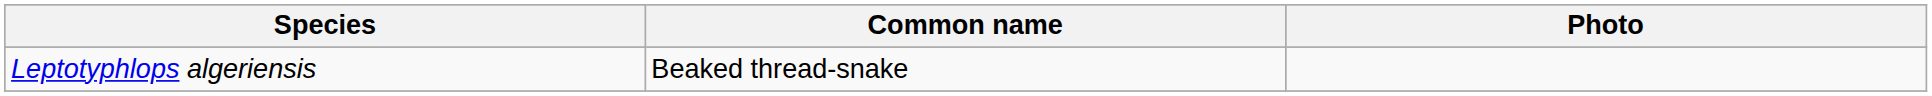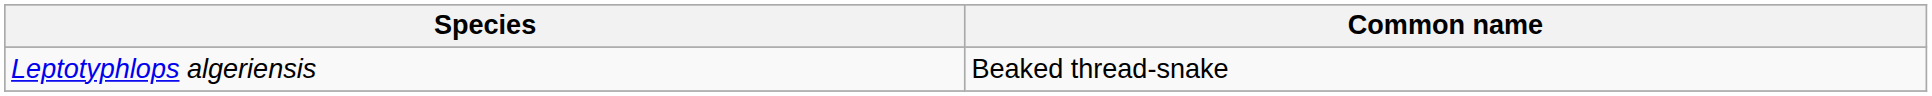- column: (1606, 25)
